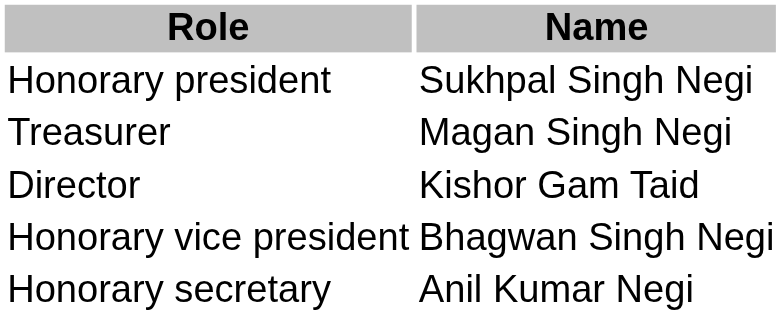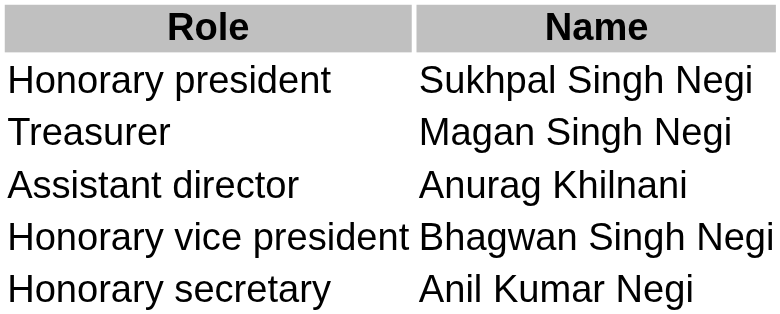- row: (74, 184)
+ row: (153, 184)
